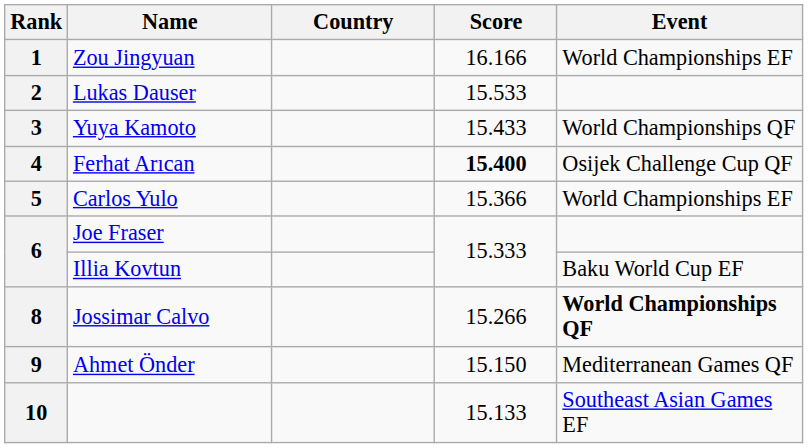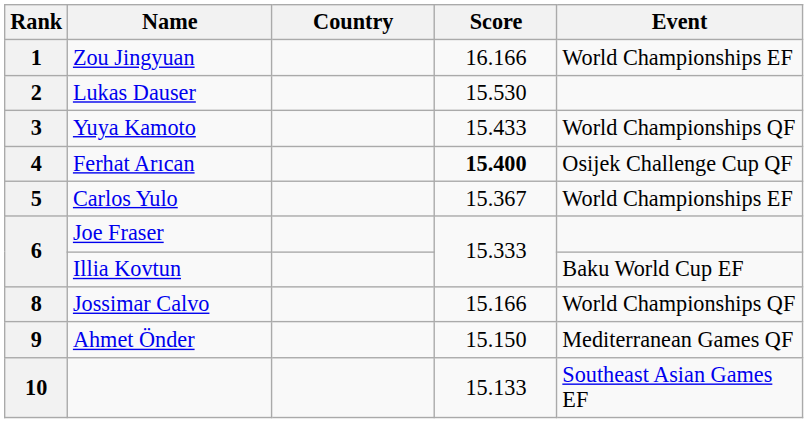(496, 92) 15.533 -> (496, 92) 15.530
(496, 198) 15.366 -> (496, 198) 15.367
(496, 316) 15.266 -> (496, 304) 15.166
(670, 316) bold -> (679, 304) normal
